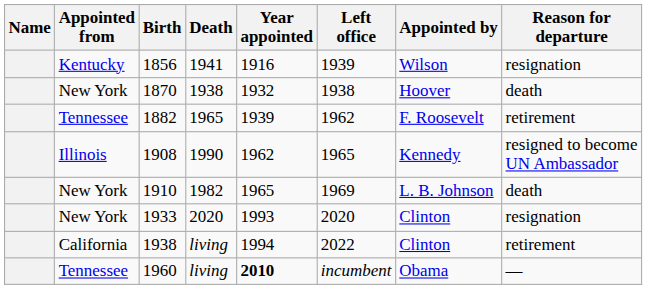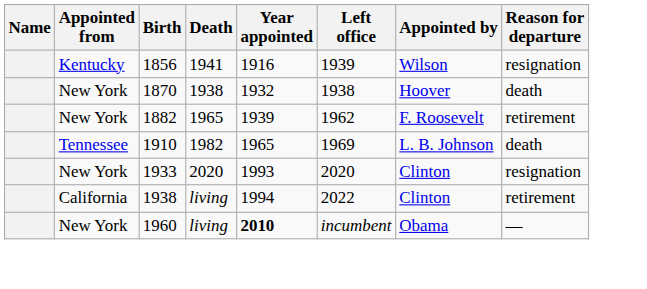(93, 117) Tennessee -> (93, 117) New York
- row: (160, 154)
(93, 190) New York -> (93, 144) Tennessee
(93, 271) Tennessee -> (93, 225) New York
